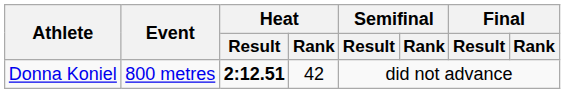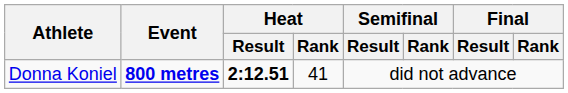(170, 75) normal -> (172, 75) bold
(314, 75) 42 -> (318, 75) 41
